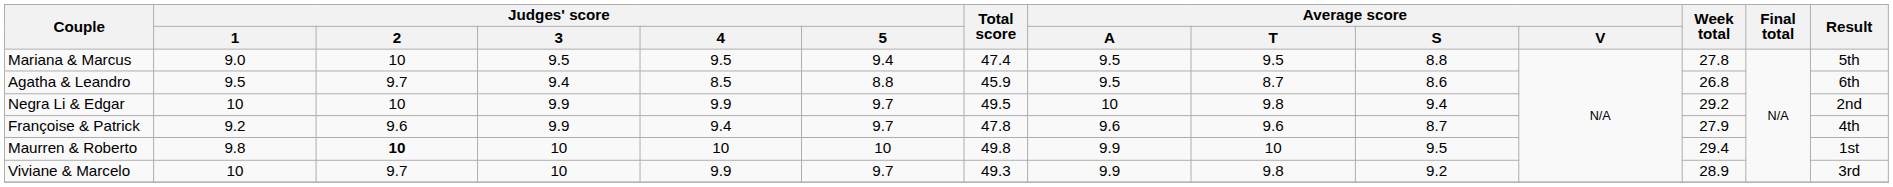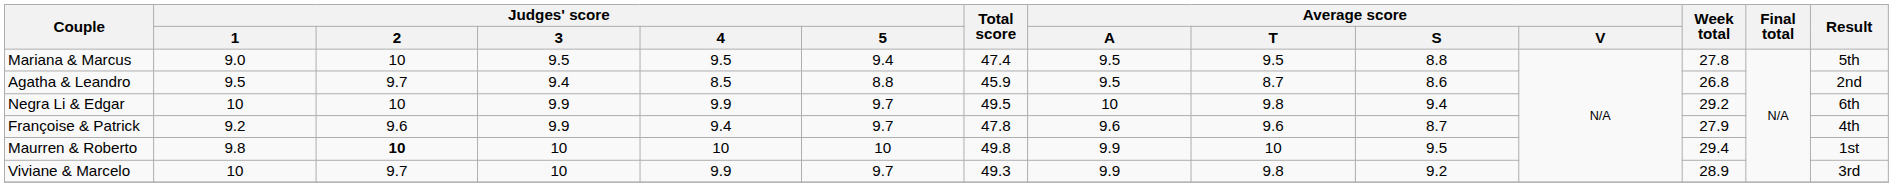(1849, 82) 6th -> (1849, 82) 2nd
(1849, 104) 2nd -> (1849, 104) 6th
